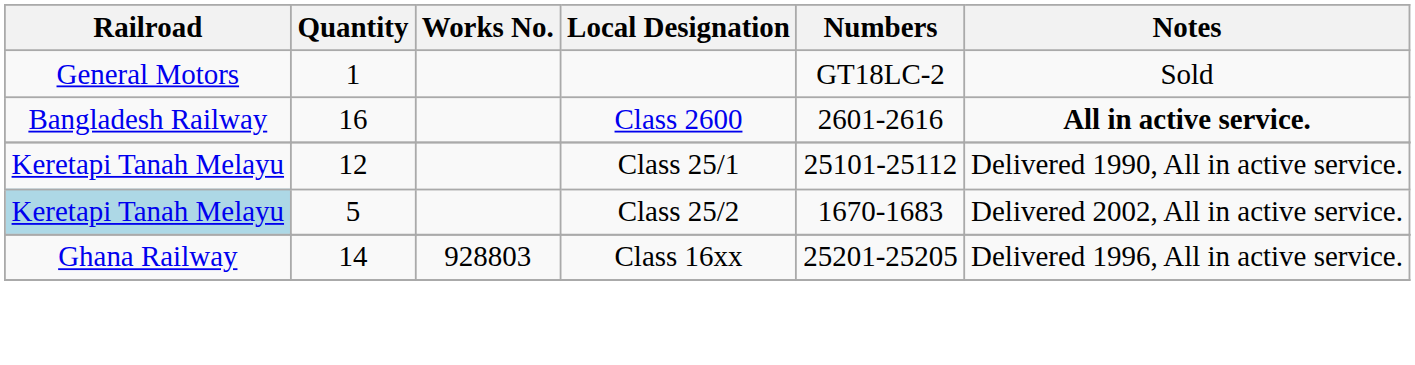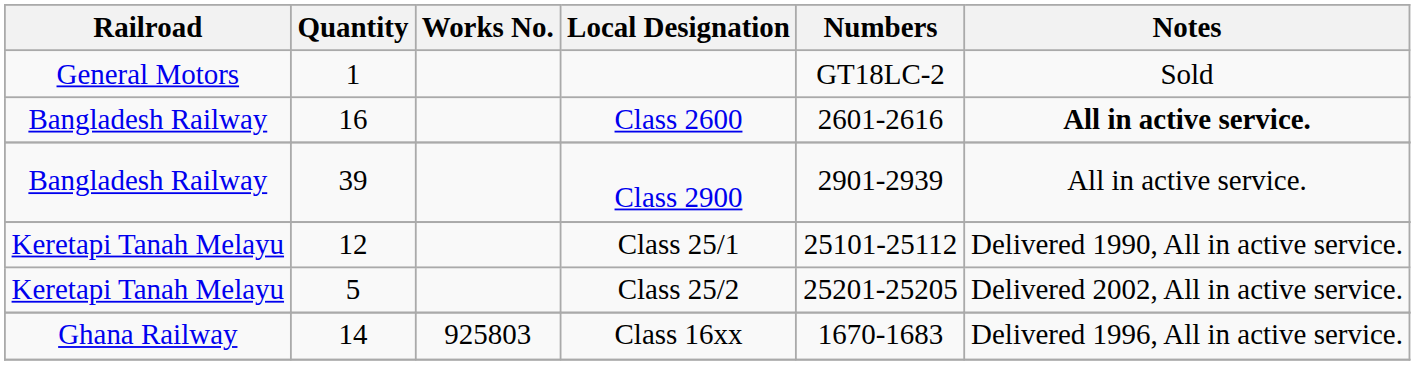+ row: (353, 181)
(148, 211) lightblue background -> (148, 289) no background
(881, 211) 1670-1683 -> (881, 289) 25201-25205
(488, 257) 928803 -> (488, 335) 925803
(881, 257) 25201-25205 -> (881, 335) 1670-1683
